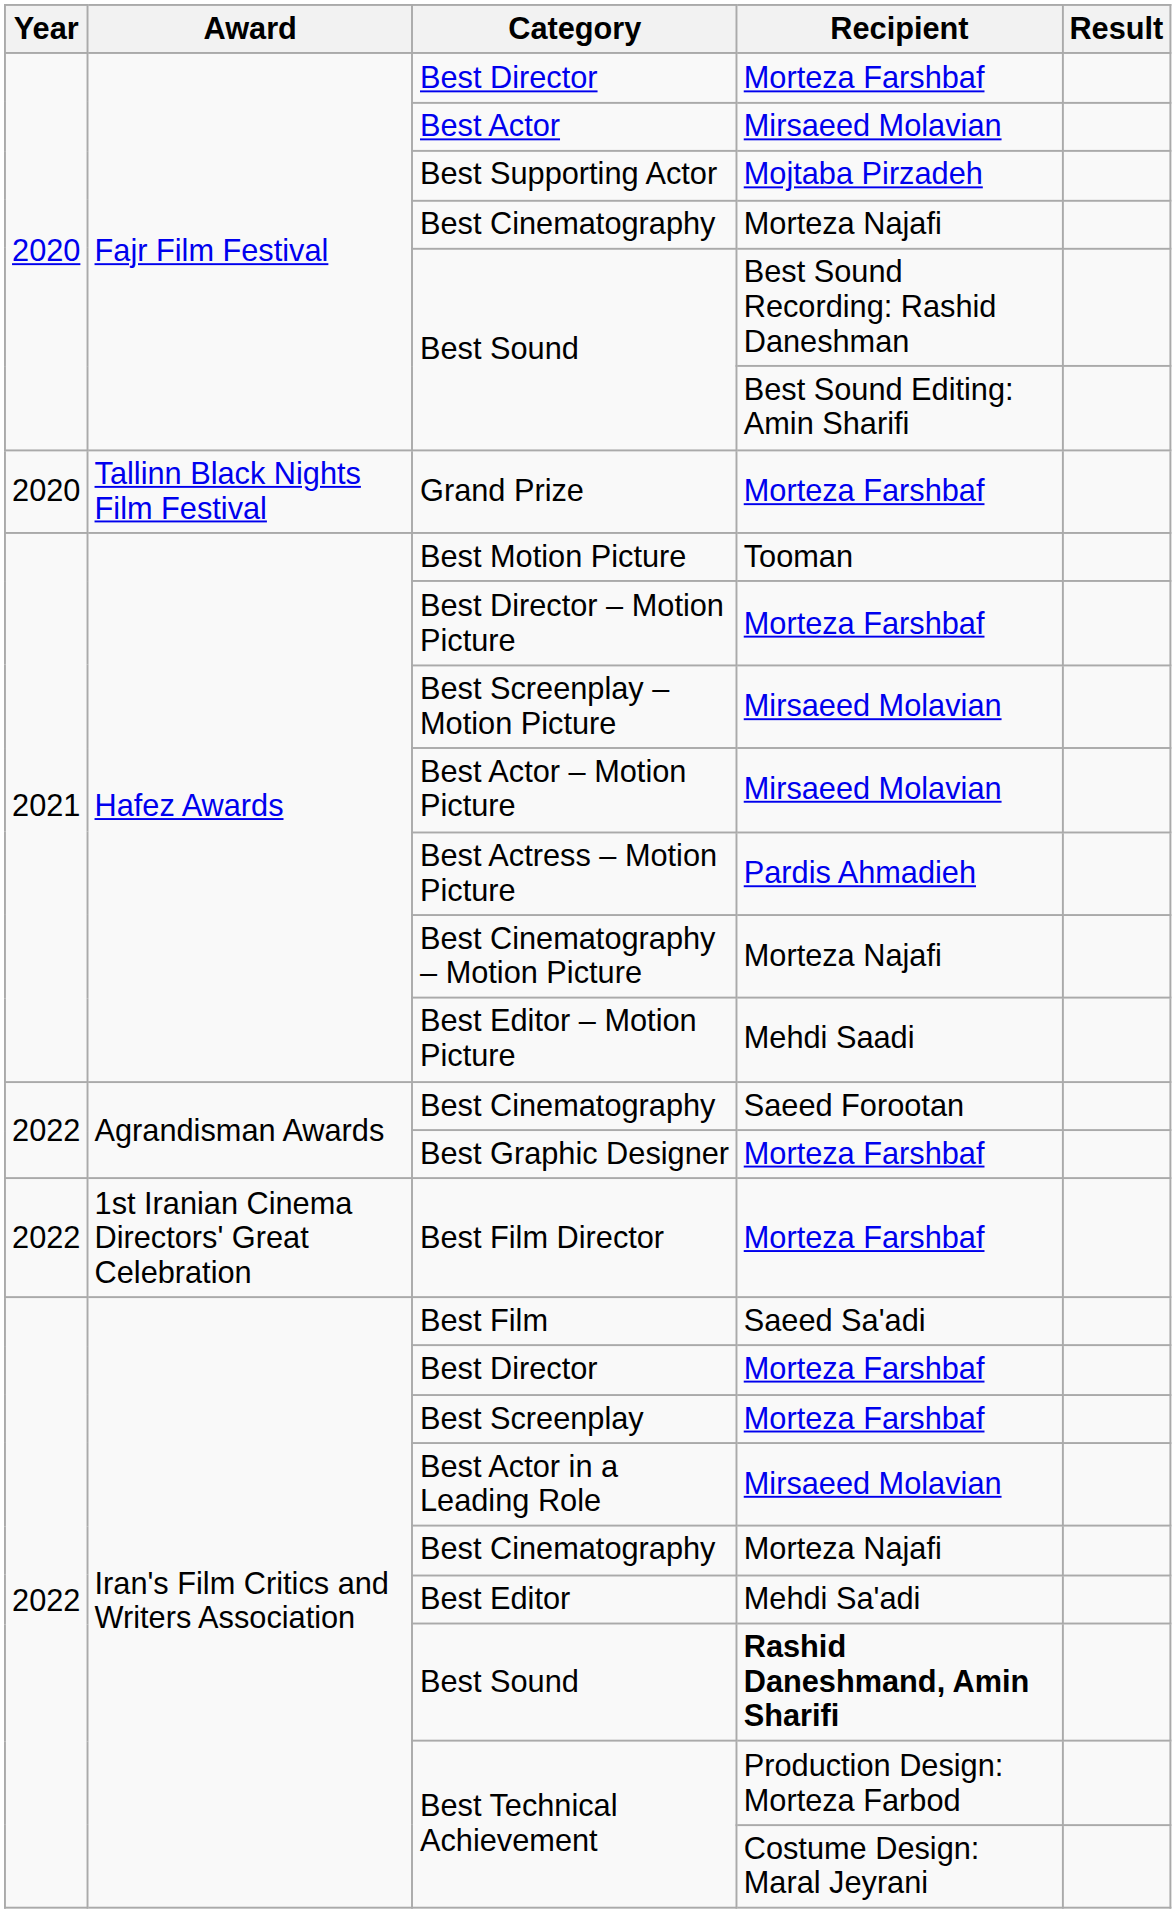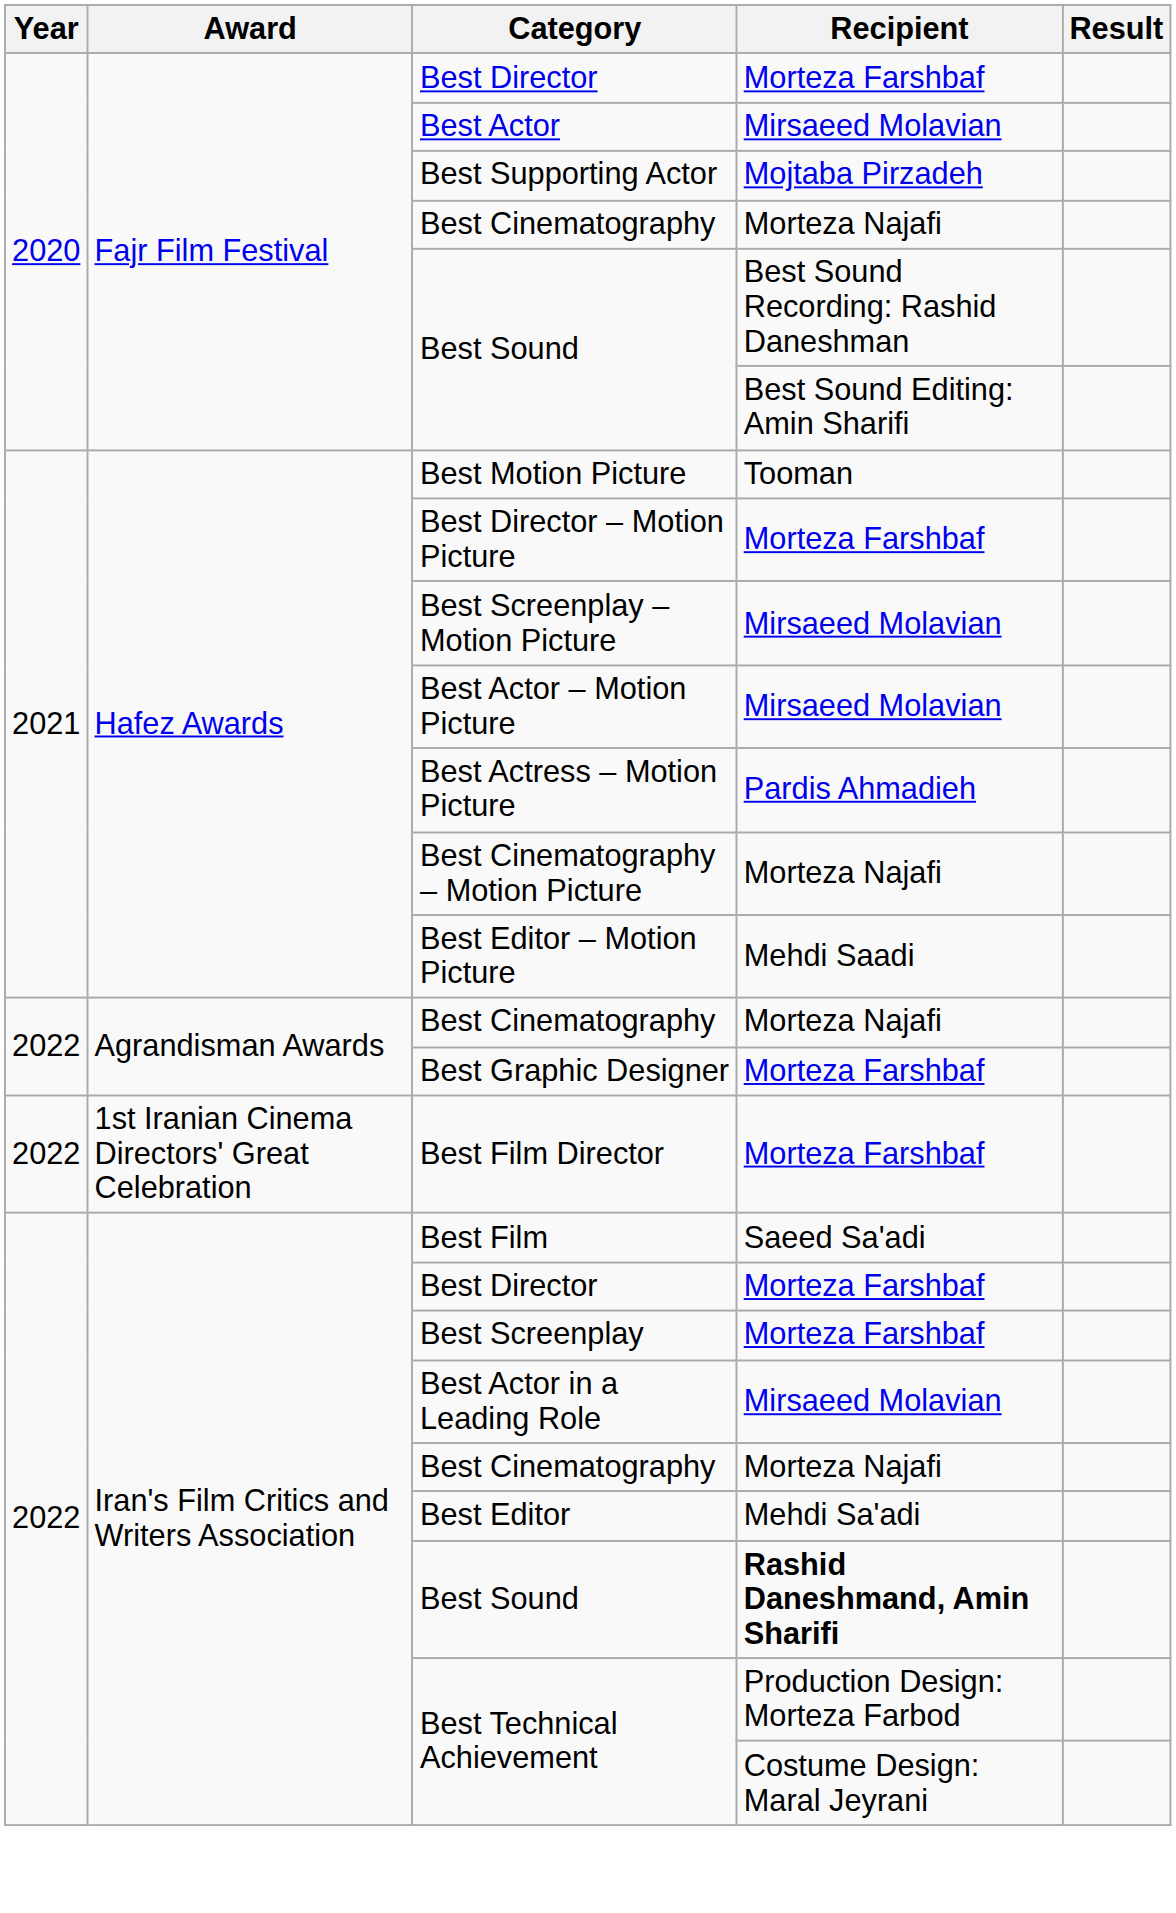- row: (228, 490)
(854, 1105) Saeed Forootan -> (843, 1021) Morteza Najafi
